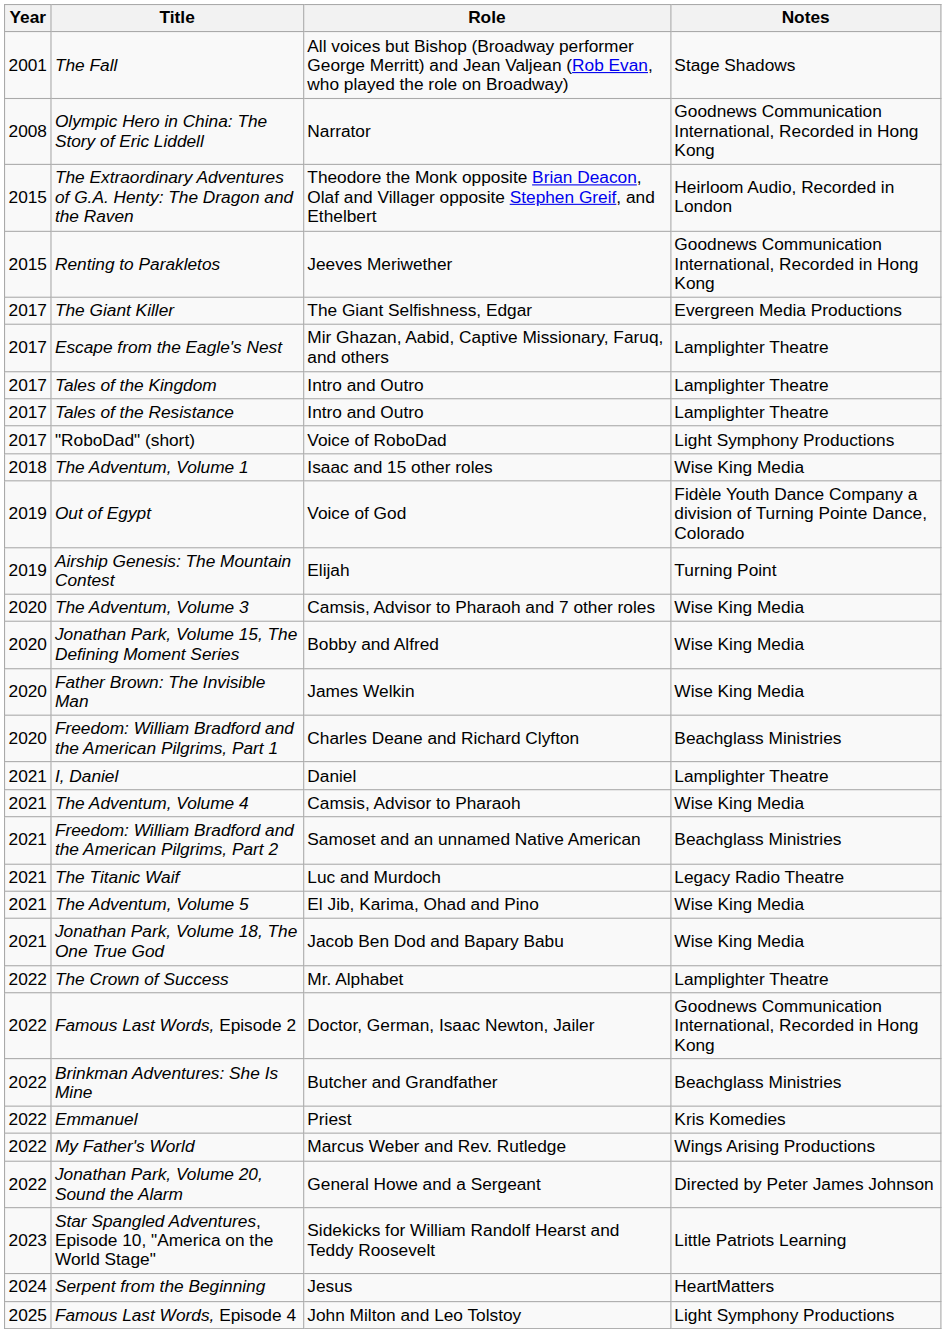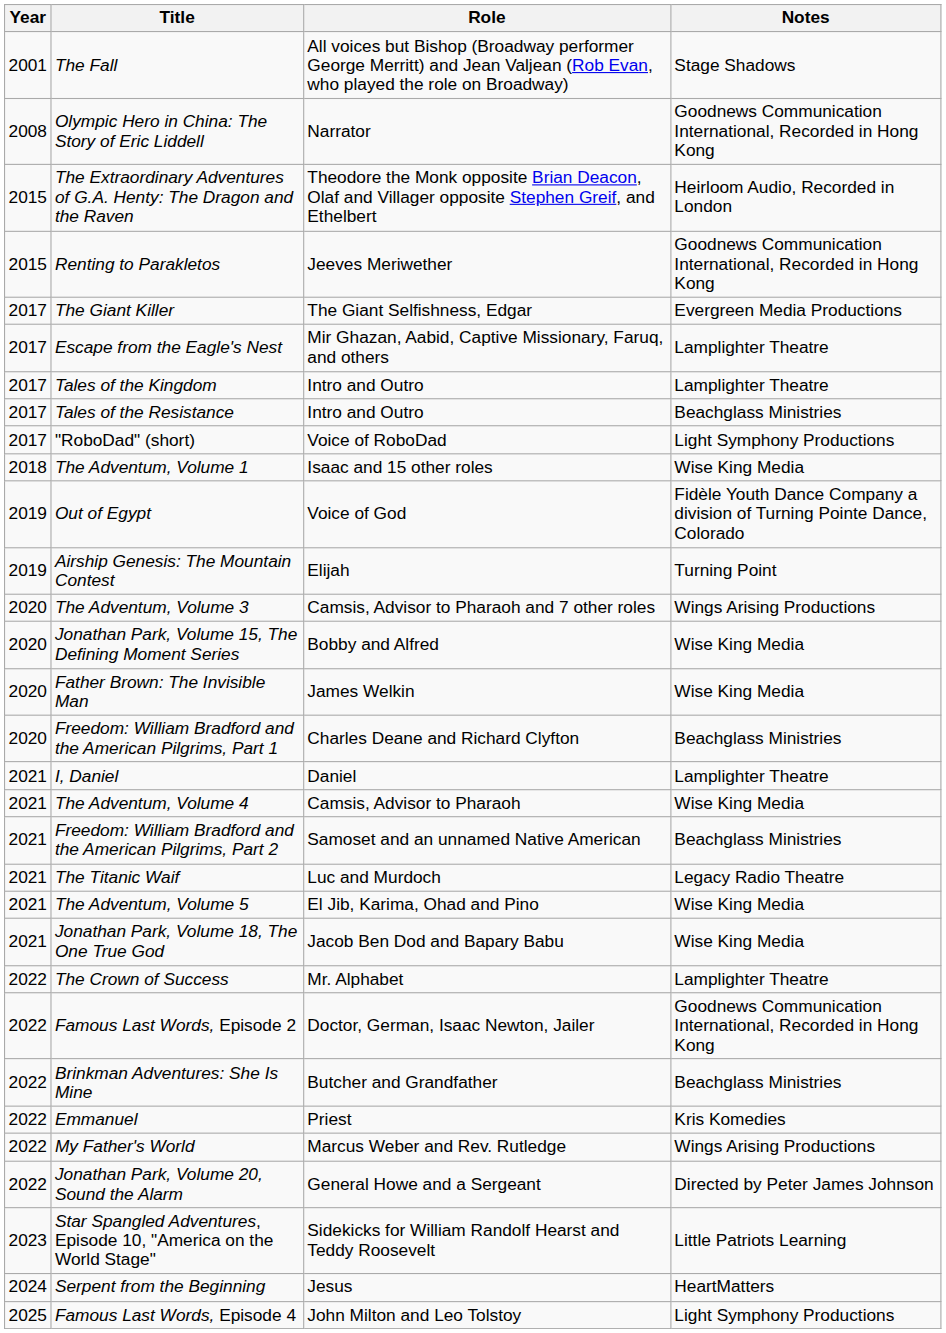(752, 412) Lamplighter Theatre -> (758, 412) Beachglass Ministries
(739, 607) Wise King Media -> (775, 607) Wings Arising Productions
